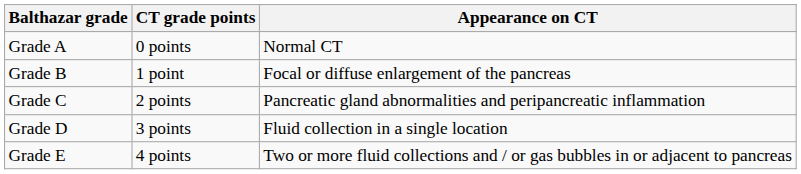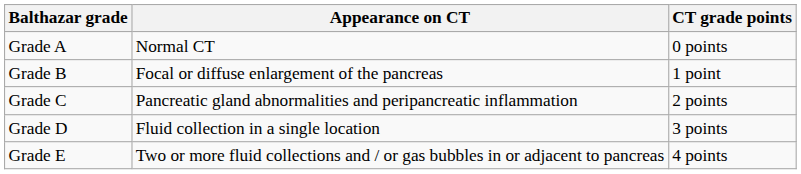columns swapped: (528, 18) <-> (196, 18)
